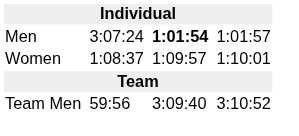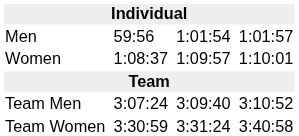(117, 36) 3:07:24 -> (134, 36) 59:56
(180, 36) bold -> (203, 36) normal
(110, 103) 59:56 -> (141, 103) 3:07:24
+ row: (55, 126)
